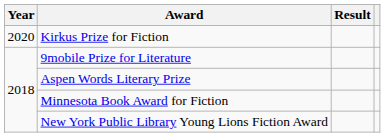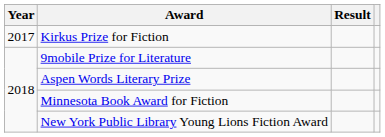(21, 36) 2020 -> (21, 36) 2017
